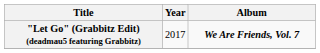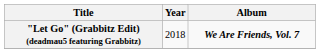(175, 34) 2017 -> (175, 34) 2018
